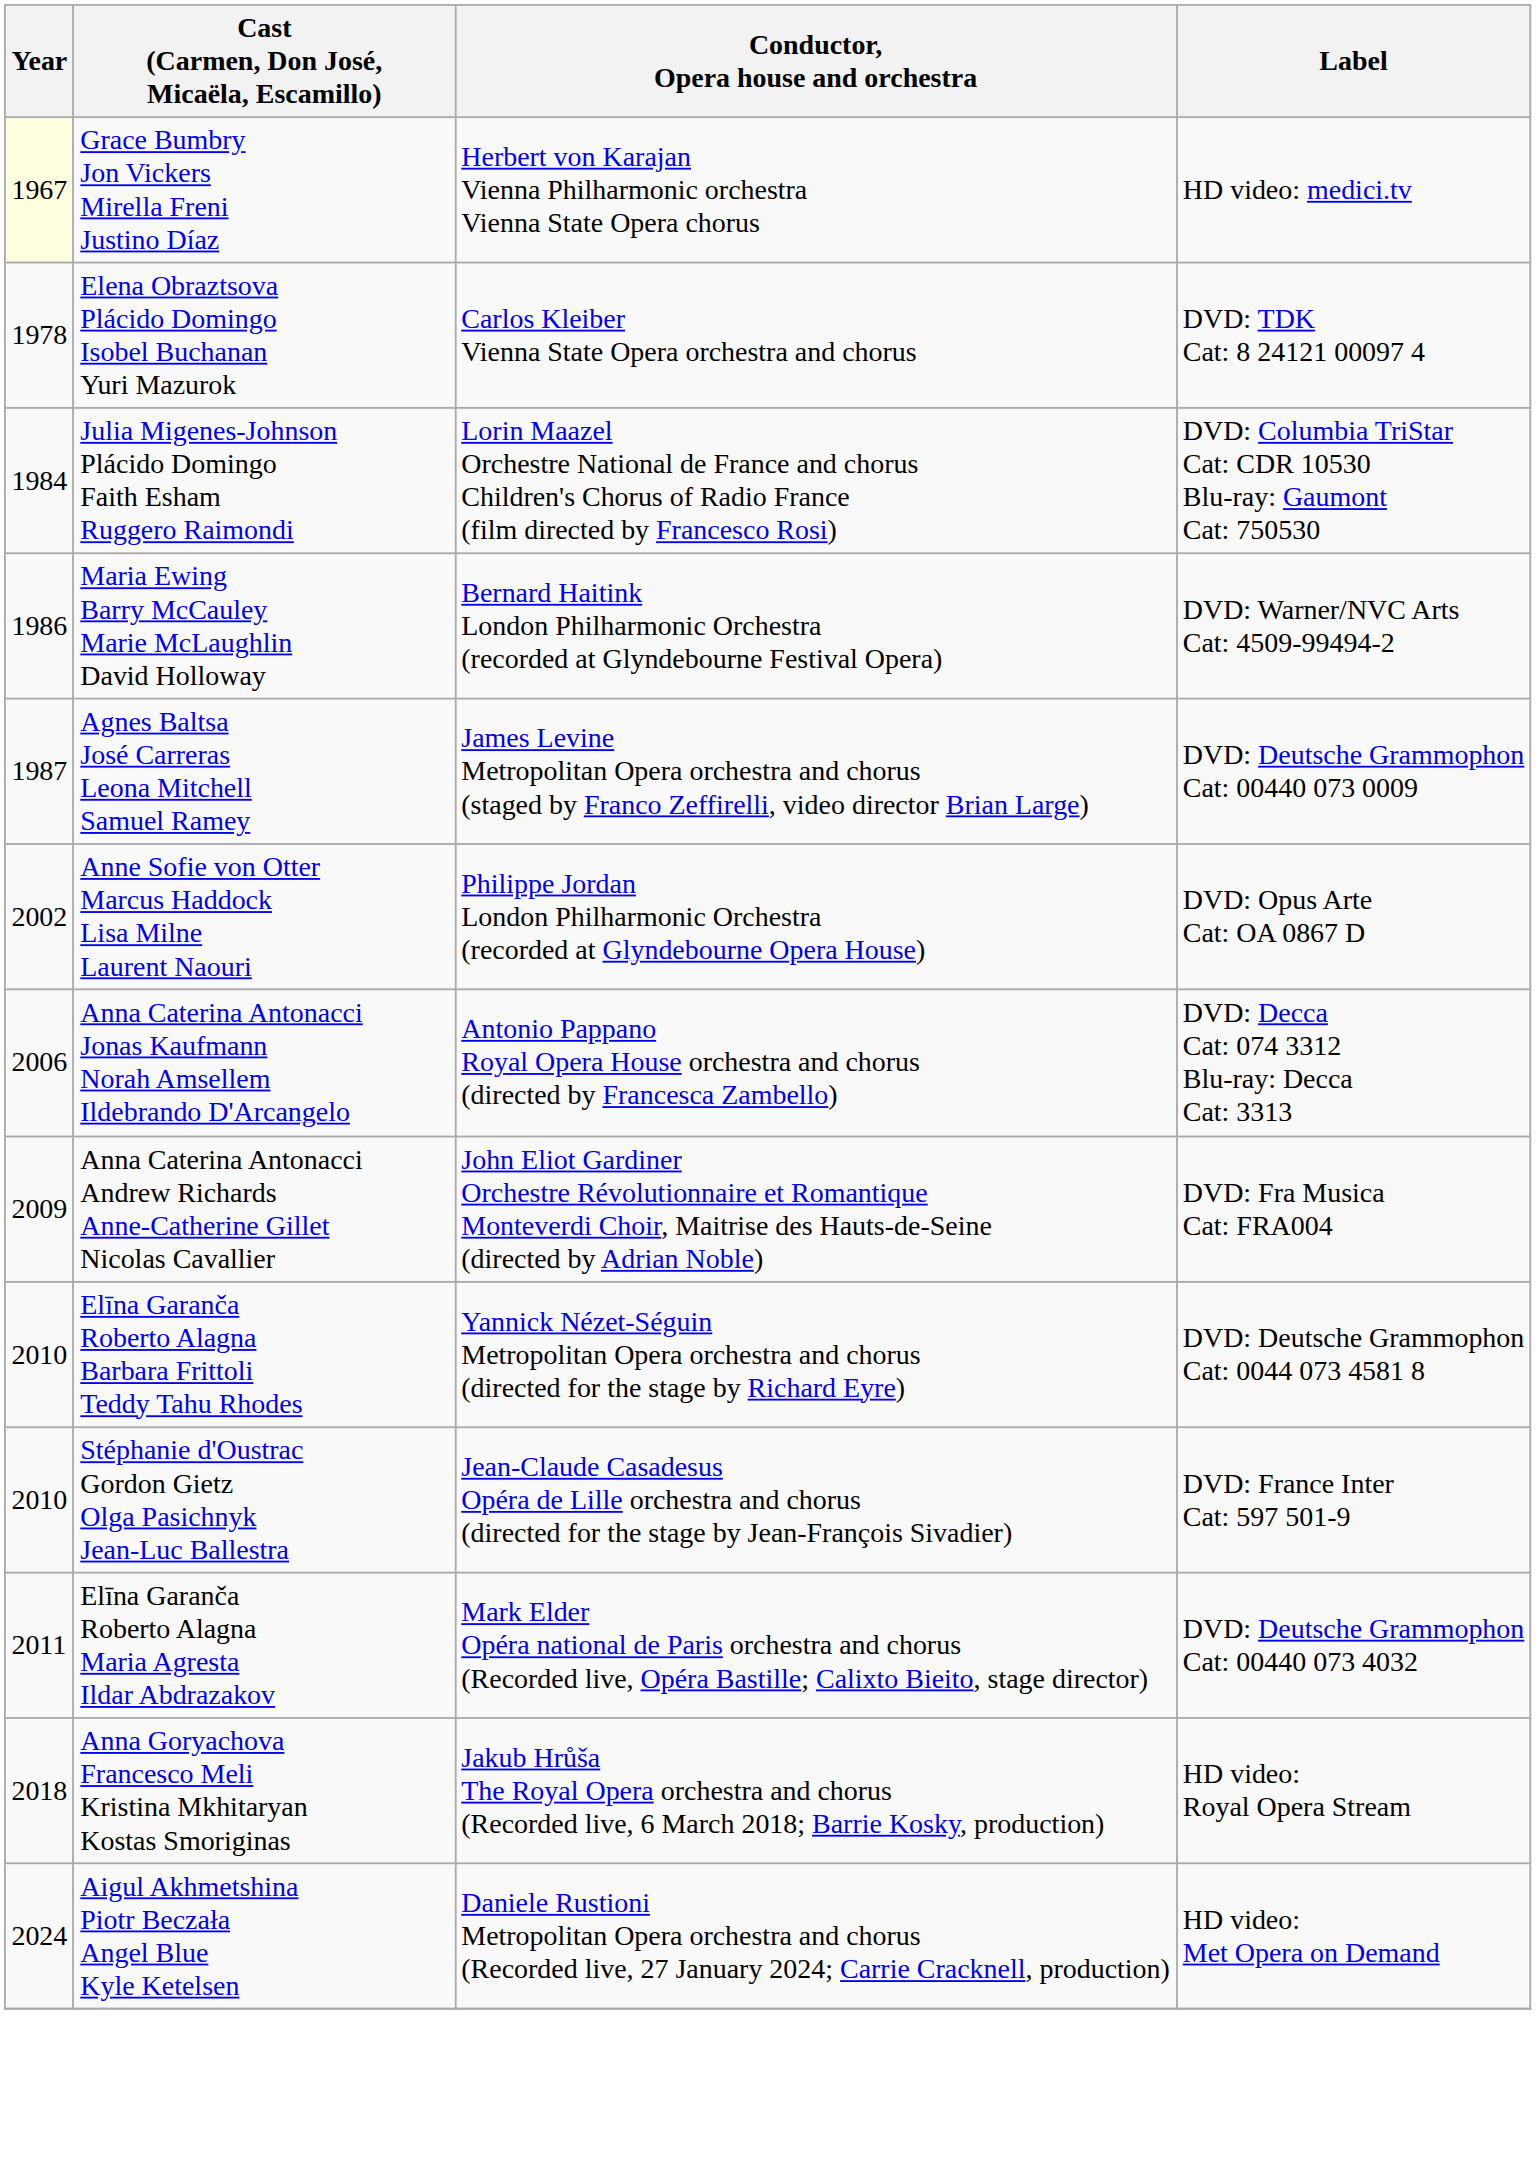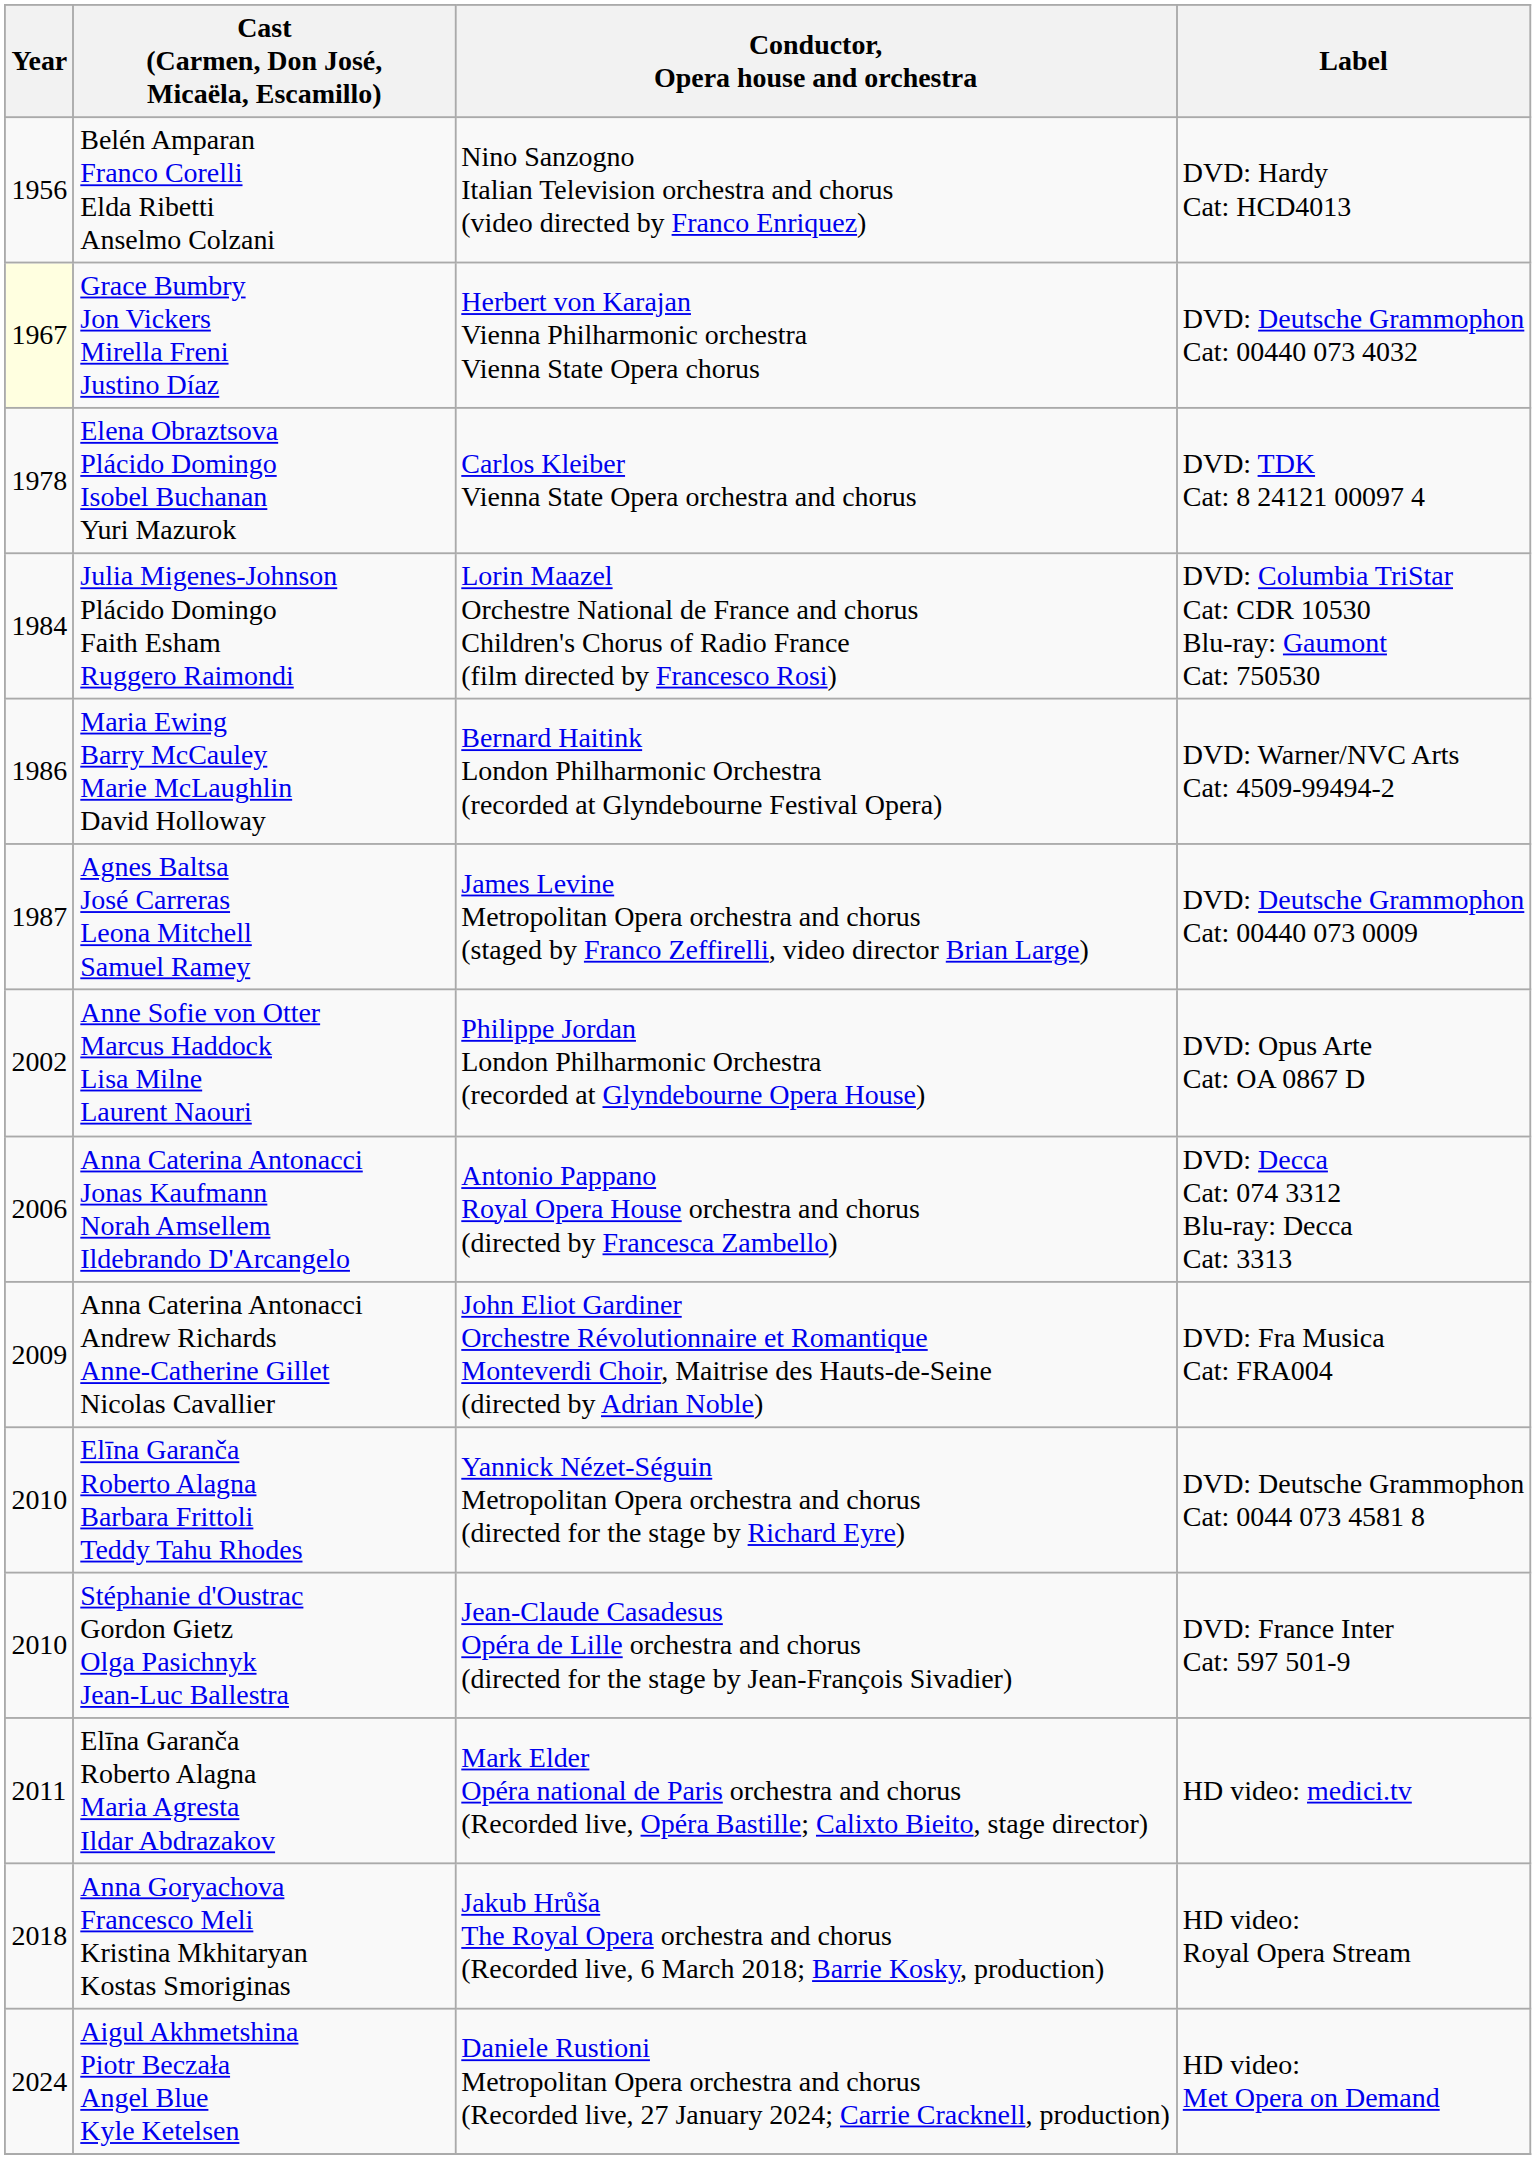+ row: (178, 189)
(1297, 189) HD video: medici.tv -> (1354, 335) DVD: Deutsche Grammophon Cat: 00440 073 4032
(1354, 1644) DVD: Deutsche Grammophon Cat: 00440 073 4032 -> (1297, 1790) HD video: medici.tv
